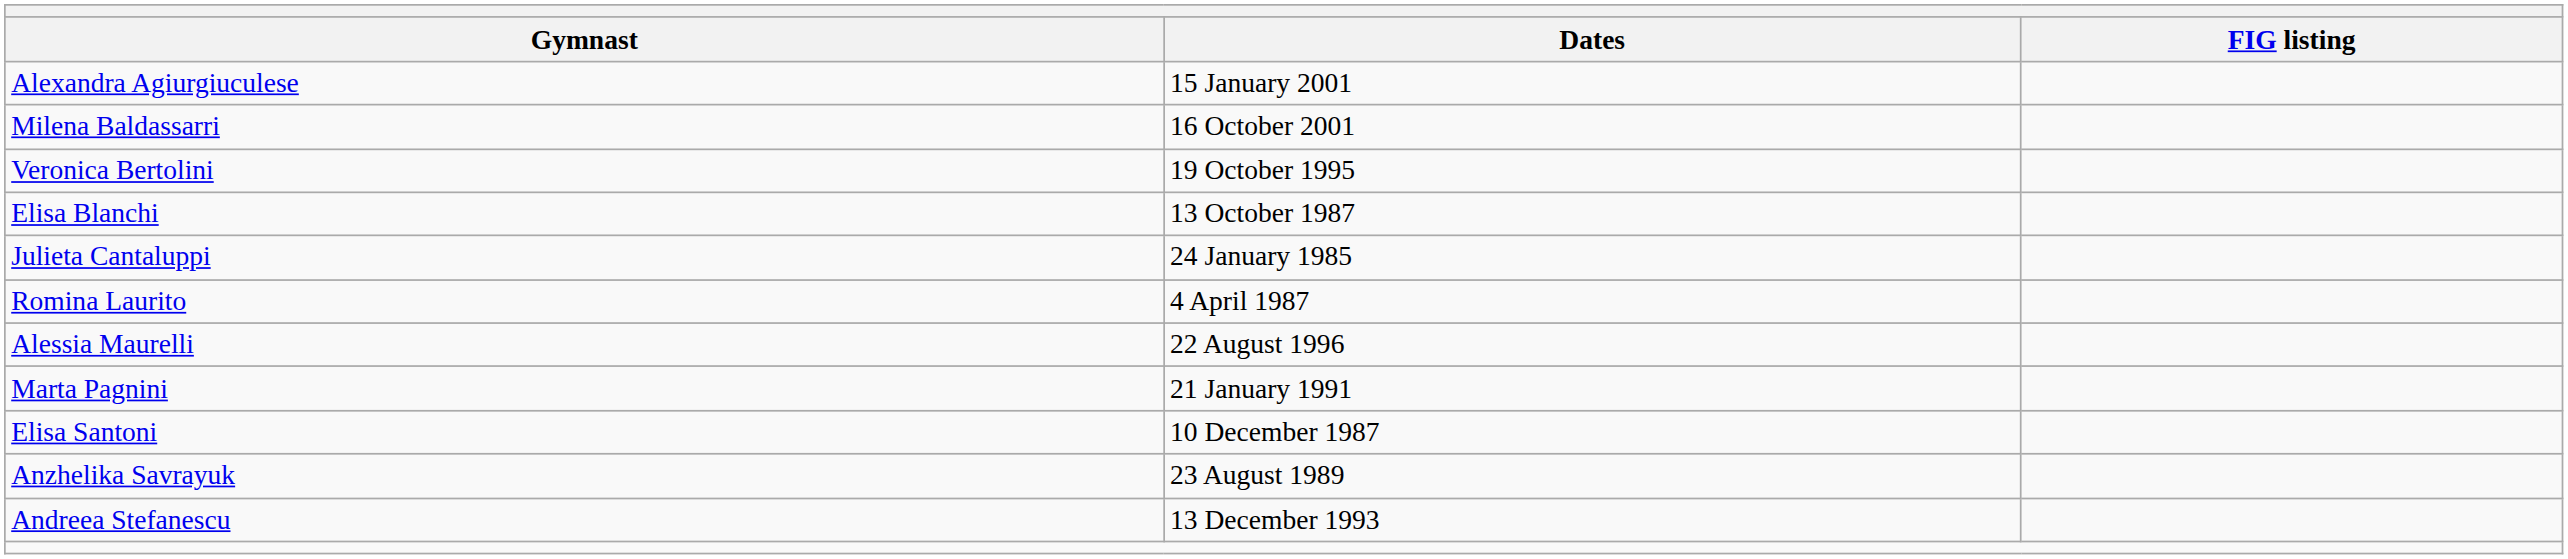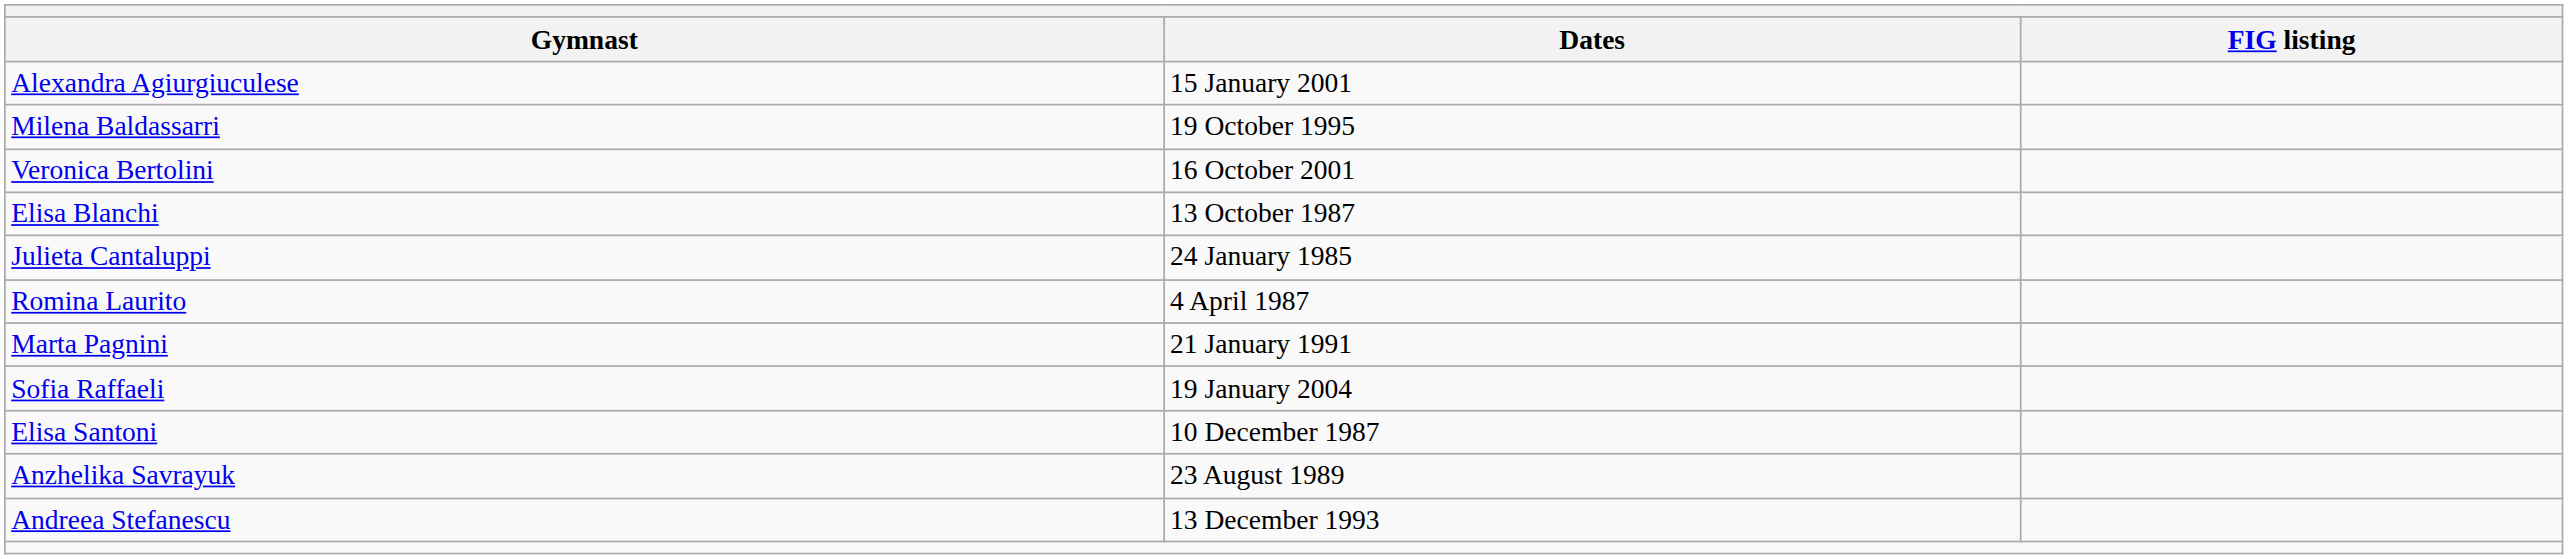(1263, 126) 16 October 2001 -> (1263, 126) 19 October 1995
(1263, 169) 19 October 1995 -> (1263, 169) 16 October 2001
- row: (103, 344)
+ row: (88, 388)
